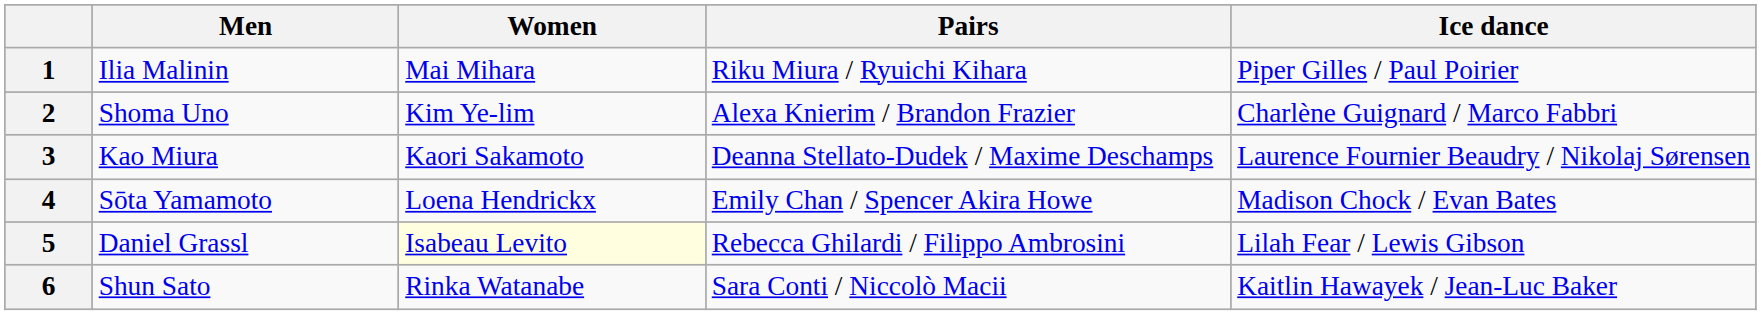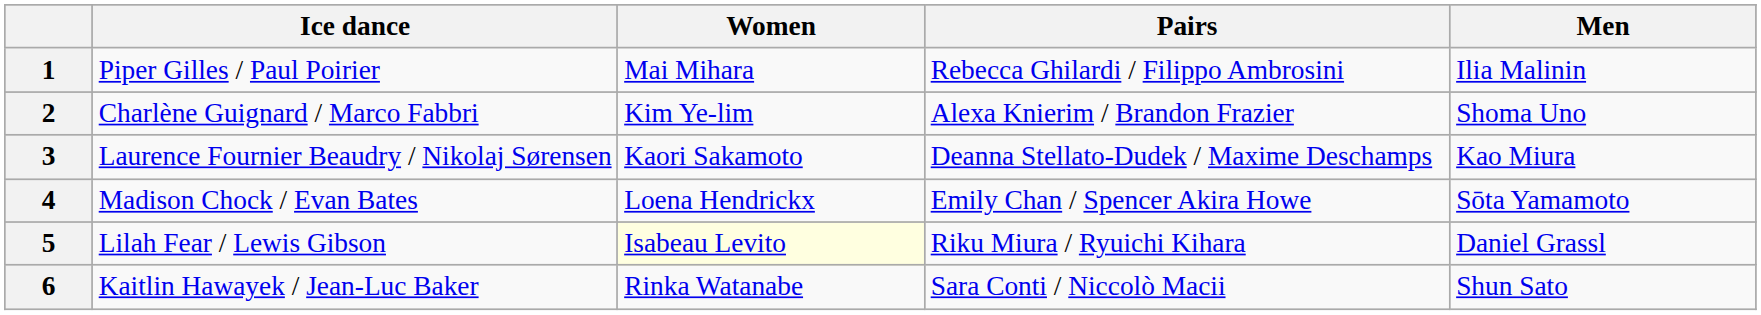columns swapped: (246, 26) <-> (1494, 26)
(869, 69) Riku Miura / Ryuichi Kihara -> (1137, 69) Rebecca Ghilardi / Filippo Ambrosini
(918, 243) Rebecca Ghilardi / Filippo Ambrosini -> (1088, 243) Riku Miura / Ryuichi Kihara
